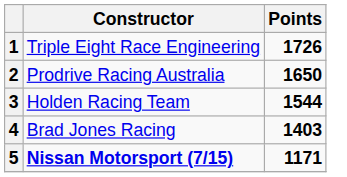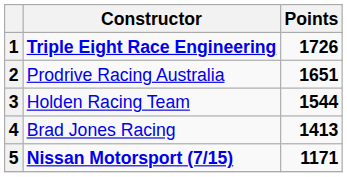(143, 47) normal -> (151, 47) bold
(303, 75) 1650 -> (319, 75) 1651
(303, 130) 1403 -> (319, 130) 1413
